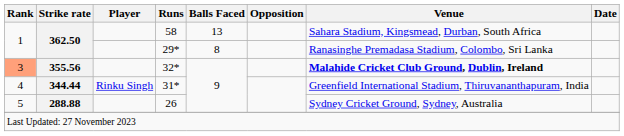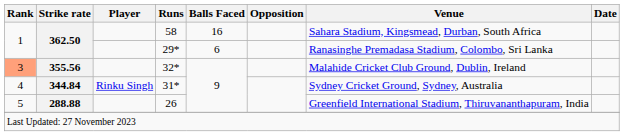(217, 31) 13 -> (217, 31) 16
(217, 49) 8 -> (217, 49) 6
(426, 67) bold -> (417, 67) normal
(65, 85) 344.44 -> (65, 85) 344.84
(449, 85) Greenfield International Stadium, Thiruvananthapuram, India -> (406, 85) Sydney Cricket Ground, Sydney, Australia
(406, 103) Sydney Cricket Ground, Sydney, Australia -> (449, 103) Greenfield International Stadium, Thiruvananthapuram, India
